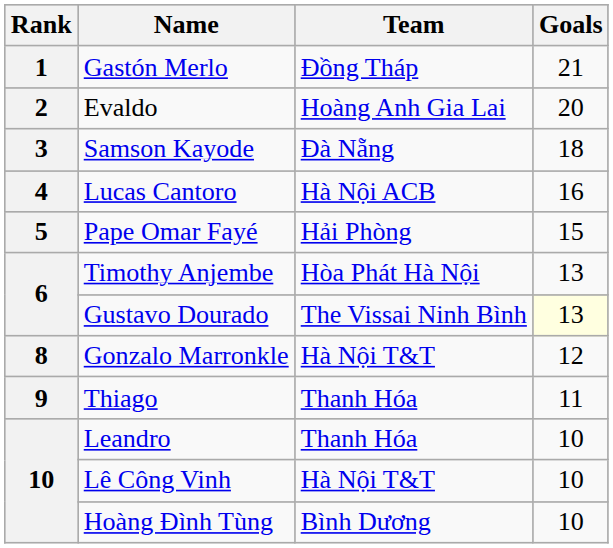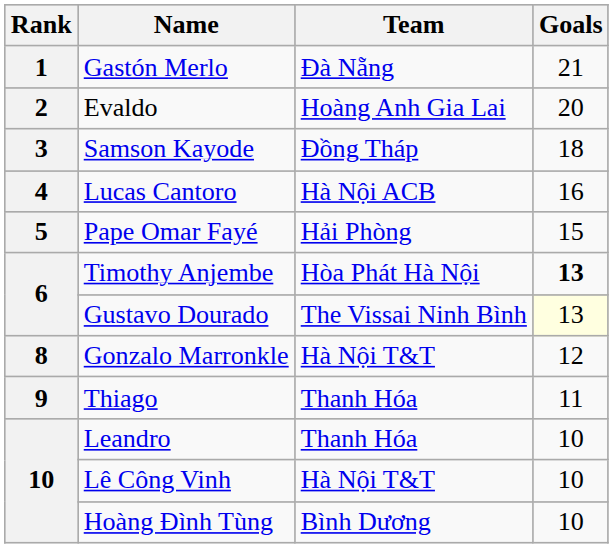(360, 66) Đồng Tháp -> (347, 66) Đà Nẵng
(347, 149) Đà Nẵng -> (360, 149) Đồng Tháp
(571, 273) normal -> (571, 273) bold
